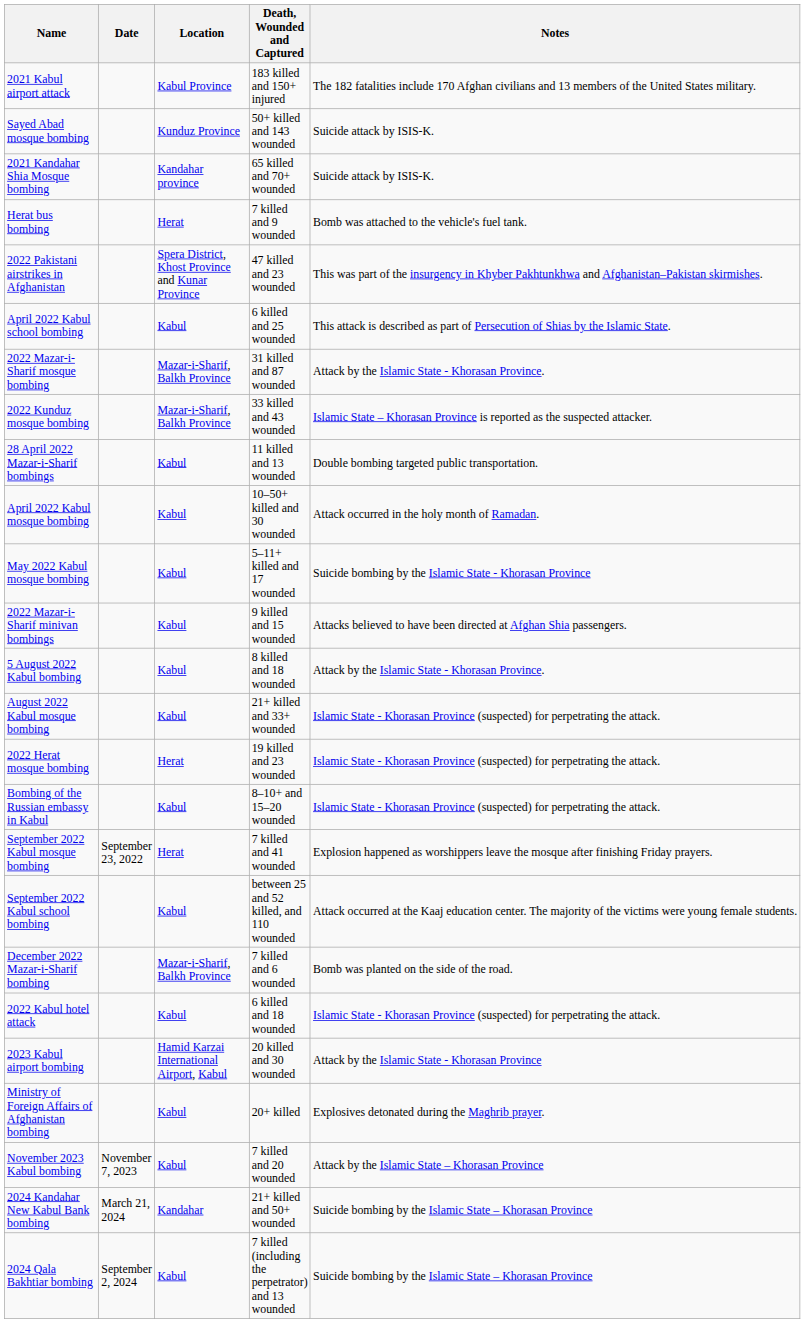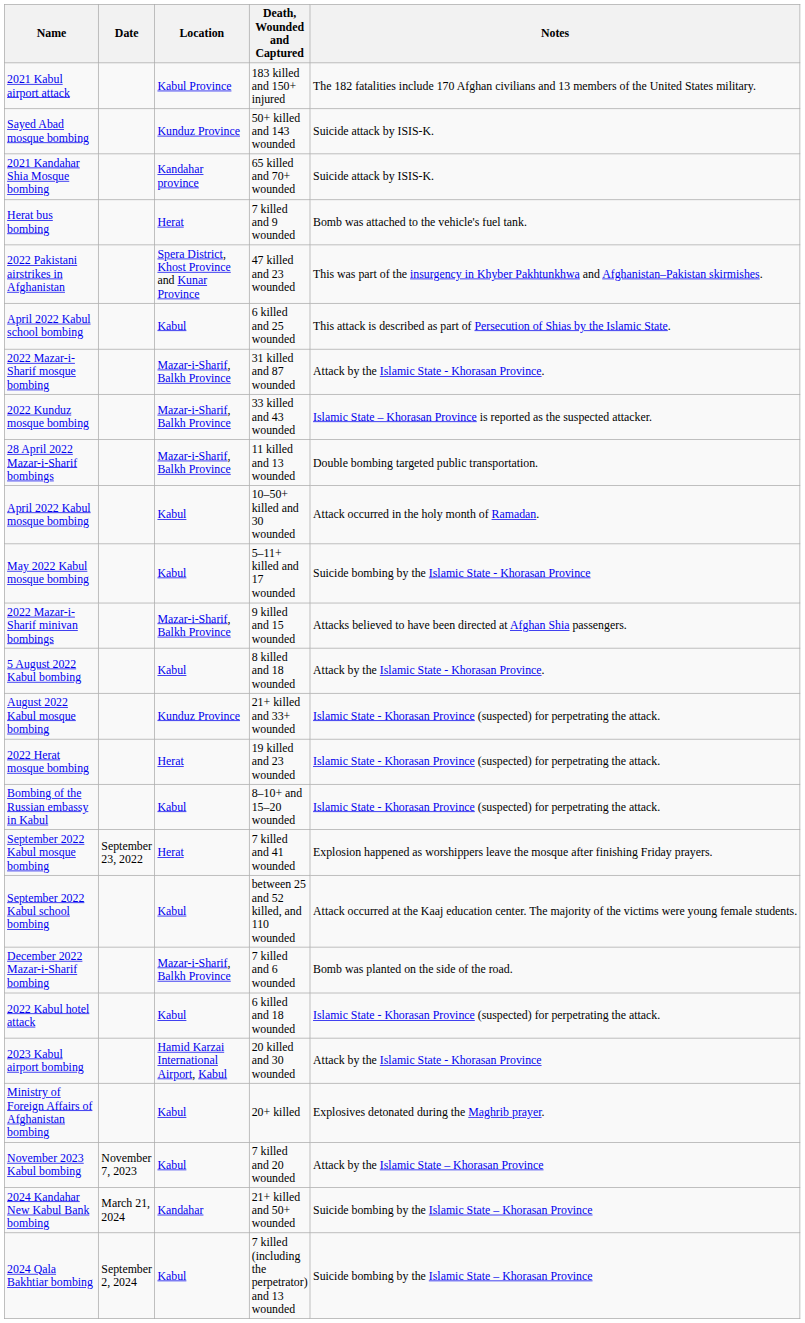(172, 462) Kabul -> (194, 462) Mazar-i-Sharif, Balkh Province
(172, 625) Kabul -> (194, 625) Mazar-i-Sharif, Balkh Province
(172, 716) Kabul -> (199, 716) Kunduz Province
